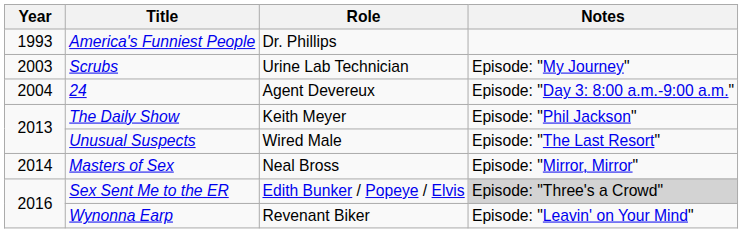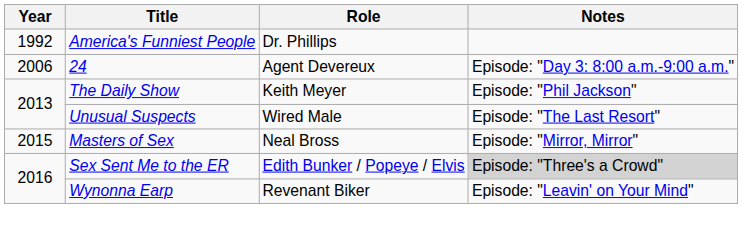(35, 41) 1993 -> (35, 41) 1992
- row: (94, 66)
(35, 91) 2004 -> (35, 66) 2006
(35, 166) 2014 -> (35, 141) 2015
